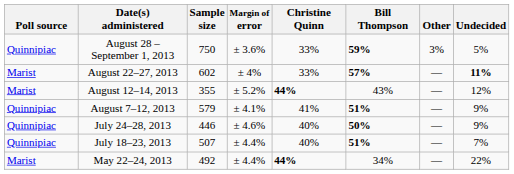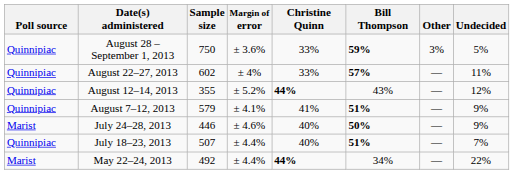(21, 73) Marist -> (31, 73) Quinnipiac
(481, 73) bold -> (481, 73) normal
(21, 90) Marist -> (31, 90) Quinnipiac
(31, 125) Quinnipiac -> (21, 125) Marist
